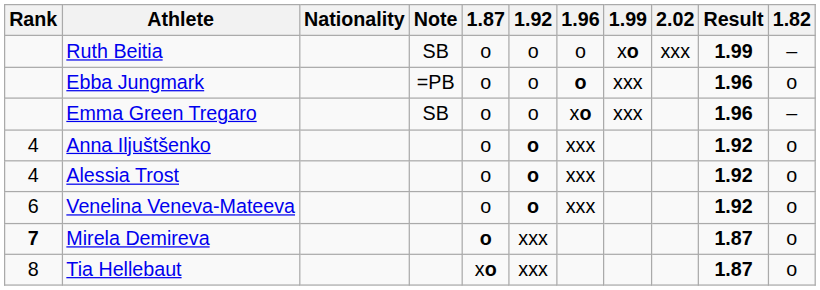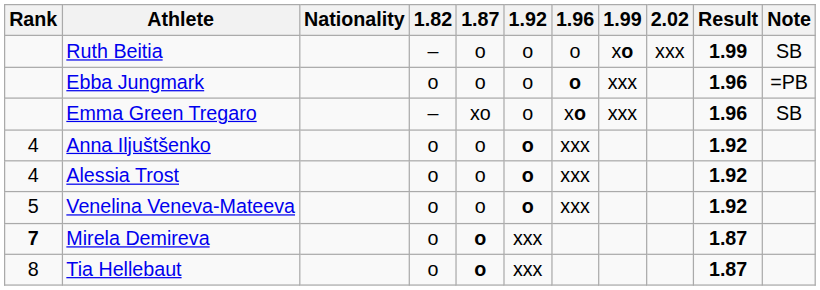columns swapped: (792, 20) <-> (436, 20)
(486, 113) o -> (480, 113) xo
(33, 207) 6 -> (33, 207) 5
(486, 269) xo -> (480, 269) o
